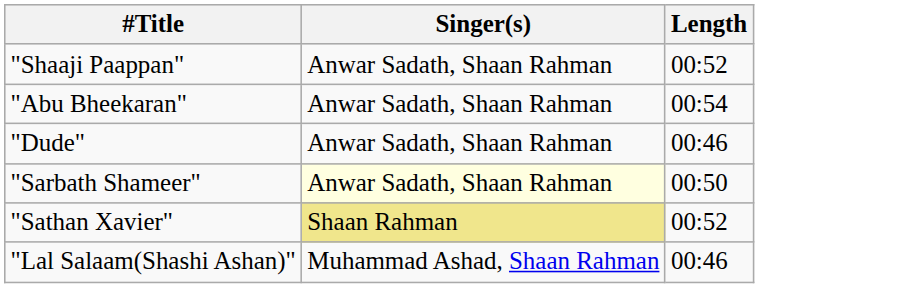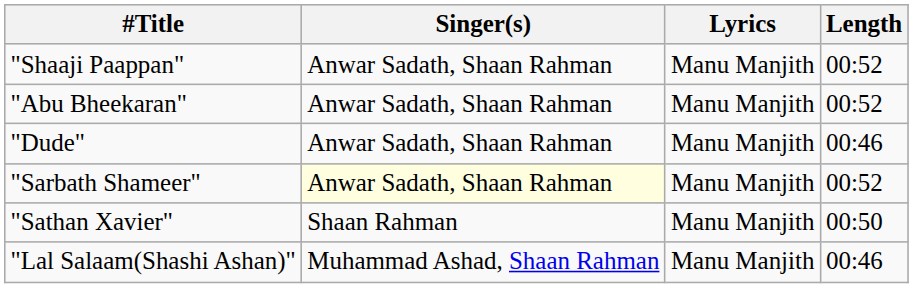+ column: (743, 24)
(699, 103) 00:54 -> (854, 103) 00:52
(699, 182) 00:50 -> (854, 182) 00:52
(382, 222) khaki background -> (382, 222) no background
(699, 222) 00:52 -> (854, 222) 00:50
